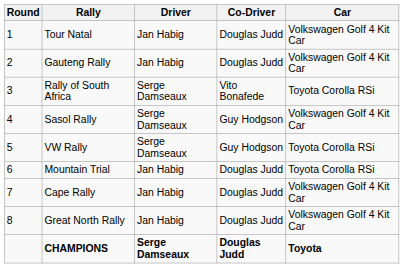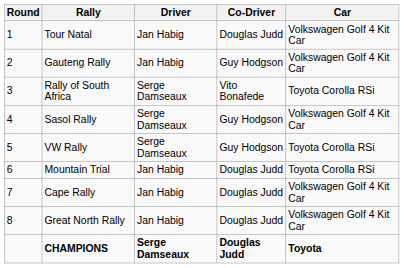(251, 63) Douglas Judd -> (251, 63) Guy Hodgson
